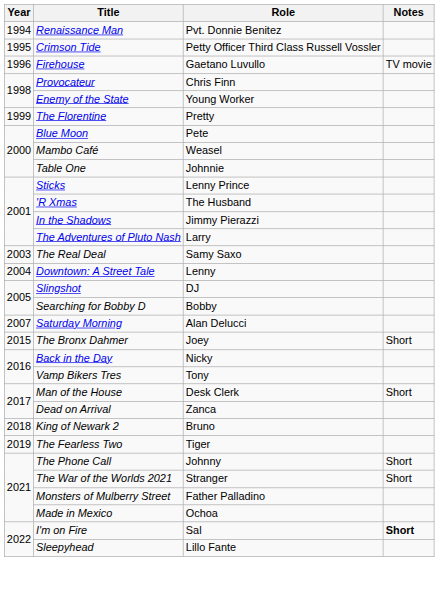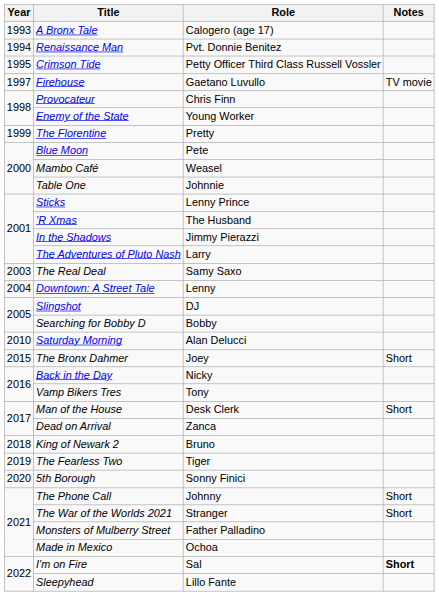+ row: (67, 30)
(19, 64) 1996 -> (19, 82) 1997
(19, 323) 2007 -> (19, 340) 2010
+ row: (66, 479)
